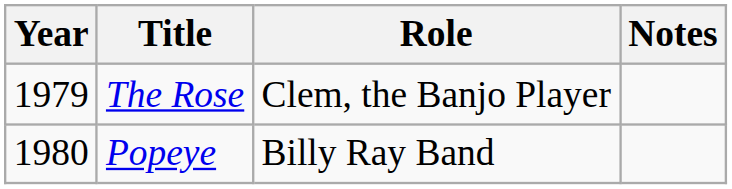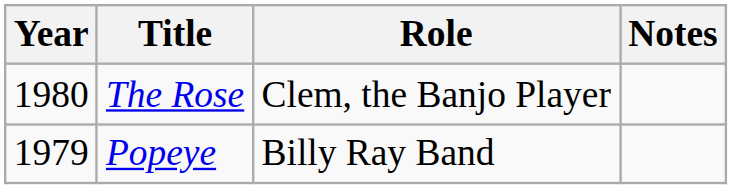(51, 93) 1979 -> (51, 93) 1980
(51, 152) 1980 -> (51, 152) 1979
